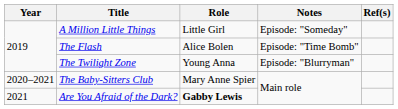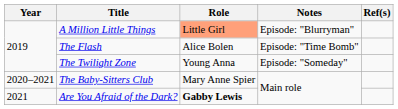(204, 29) no background -> (204, 29) lightsalmon background
(304, 29) Episode: "Someday" -> (307, 29) Episode: "Blurryman"
(307, 63) Episode: "Blurryman" -> (304, 63) Episode: "Someday"
